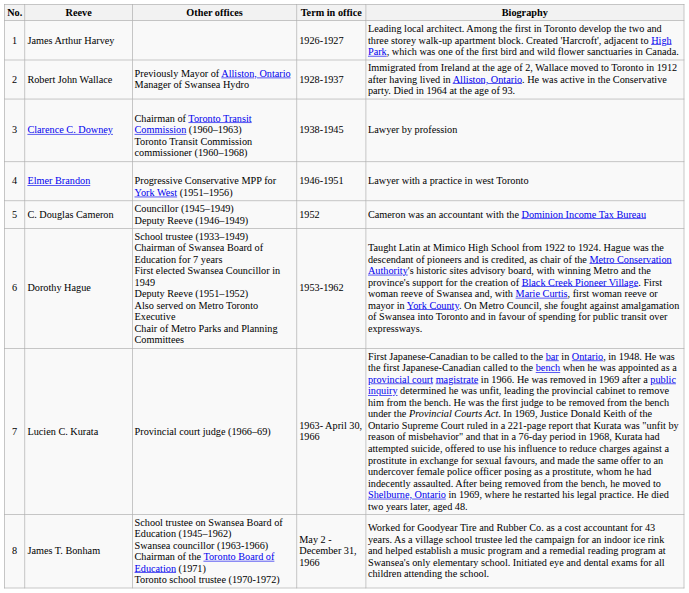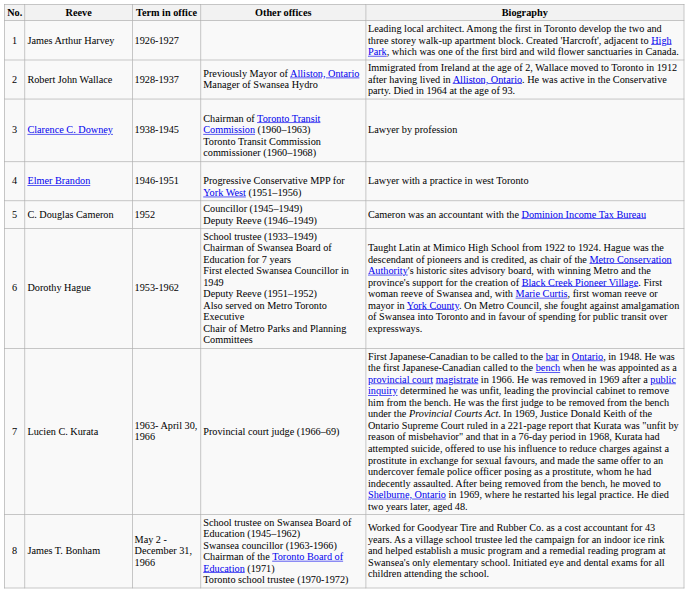columns swapped: (331, 12) <-> (215, 12)
